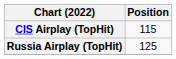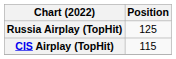rows swapped: (65, 29) <-> (65, 46)
